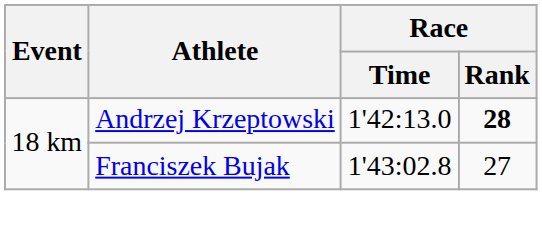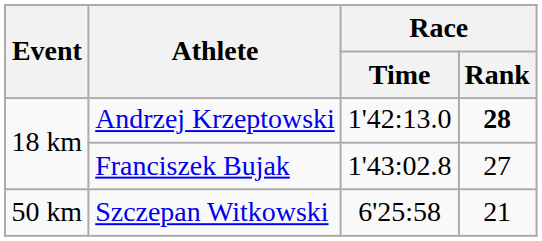+ row: (212, 212)
